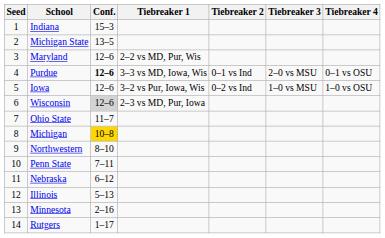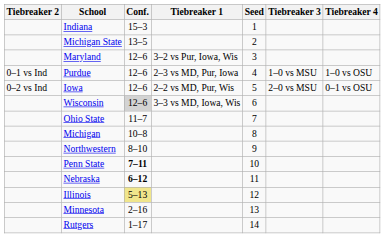columns swapped: (16, 12) <-> (238, 12)
(160, 57) 2–2 vs MD, Pur, Wis -> (196, 57) 3–2 vs Pur, Iowa, Wis
(104, 73) bold -> (138, 73) normal
(163, 73) 3–3 vs MD, Iowa, Wis -> (196, 73) 2–3 vs MD, Pur, Iowa
(293, 73) 2–0 vs MSU -> (293, 73) 1–0 vs MSU
(349, 73) 0–1 vs OSU -> (349, 73) 1–0 vs OSU
(162, 88) 3–2 vs Pur, Iowa, Wis -> (194, 88) 2–2 vs MD, Pur, Wis
(293, 88) 1–0 vs MSU -> (293, 88) 2–0 vs MSU
(349, 88) 1–0 vs OSU -> (349, 88) 0–1 vs OSU
(163, 103) 2–3 vs MD, Pur, Iowa -> (197, 103) 3–3 vs MD, Iowa, Wis
(104, 133) gold background -> (138, 133) no background
(104, 164) normal -> (138, 164) bold
(104, 179) normal -> (138, 179) bold
(104, 194) no background -> (138, 194) khaki background
